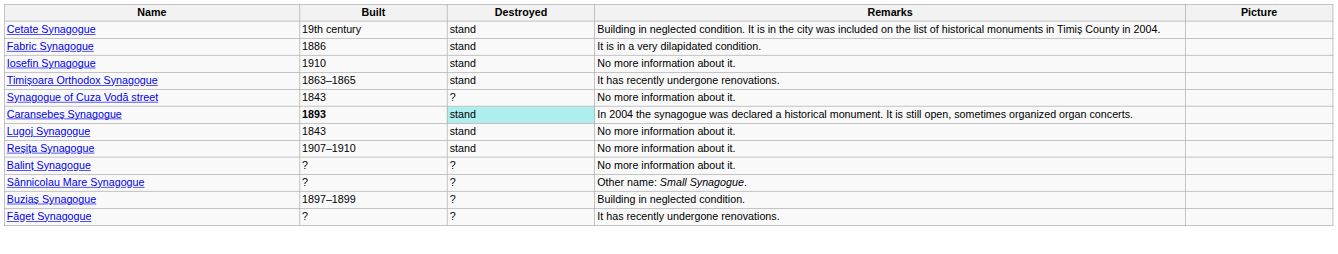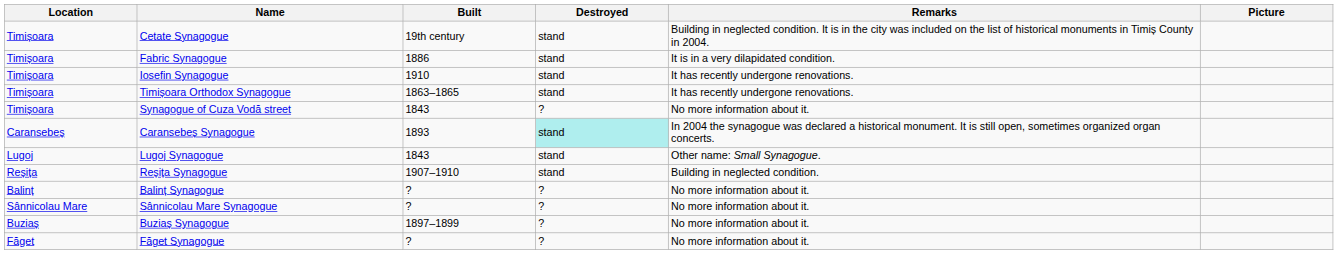+ column: (71, 13)
(666, 64) No more information about it. -> (762, 76) It has recently undergone renovations.
(314, 115) bold -> (417, 133) normal
(666, 132) No more information about it. -> (746, 156) Other name: Small Synagogue.
(666, 149) No more information about it. -> (745, 173) Building in neglected condition.
(672, 183) Other name: Small Synagogue. -> (740, 207) No more information about it.
(671, 200) Building in neglected condition. -> (740, 224) No more information about it.
(688, 217) It has recently undergone renovations. -> (740, 241) No more information about it.
